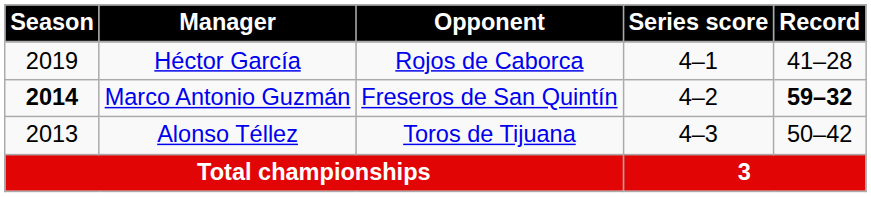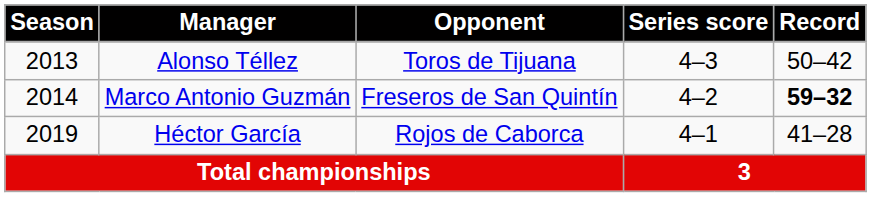rows swapped: (228, 135) <-> (228, 60)
(52, 97) bold -> (52, 97) normal
